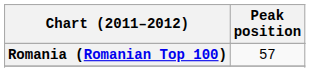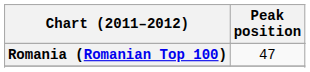(267, 55) 57 -> (267, 55) 47
